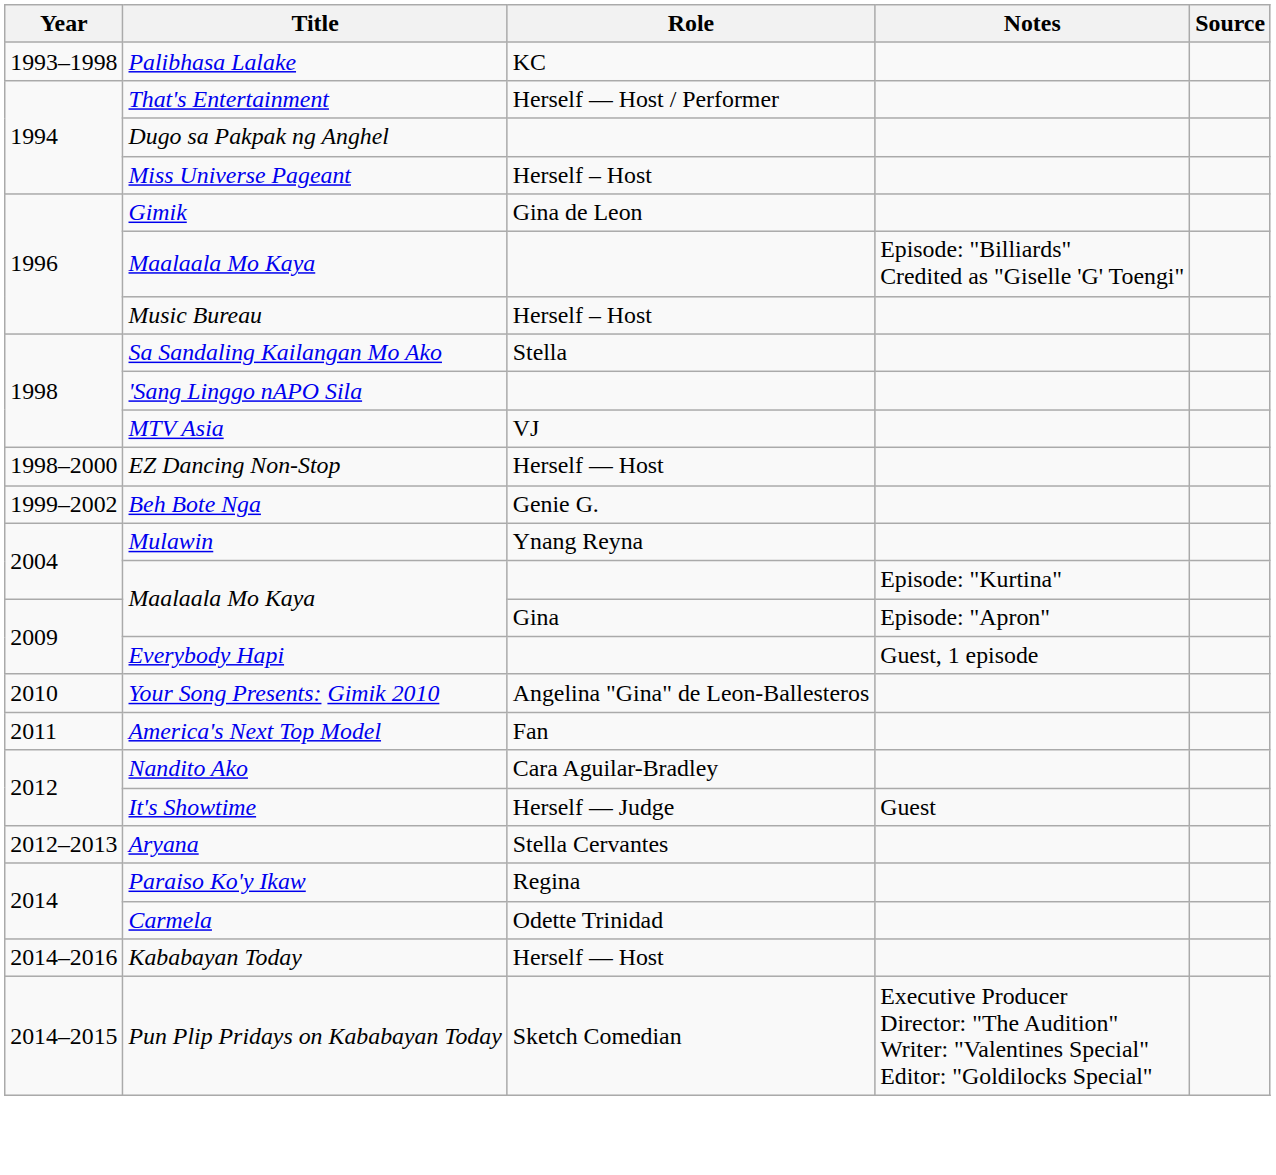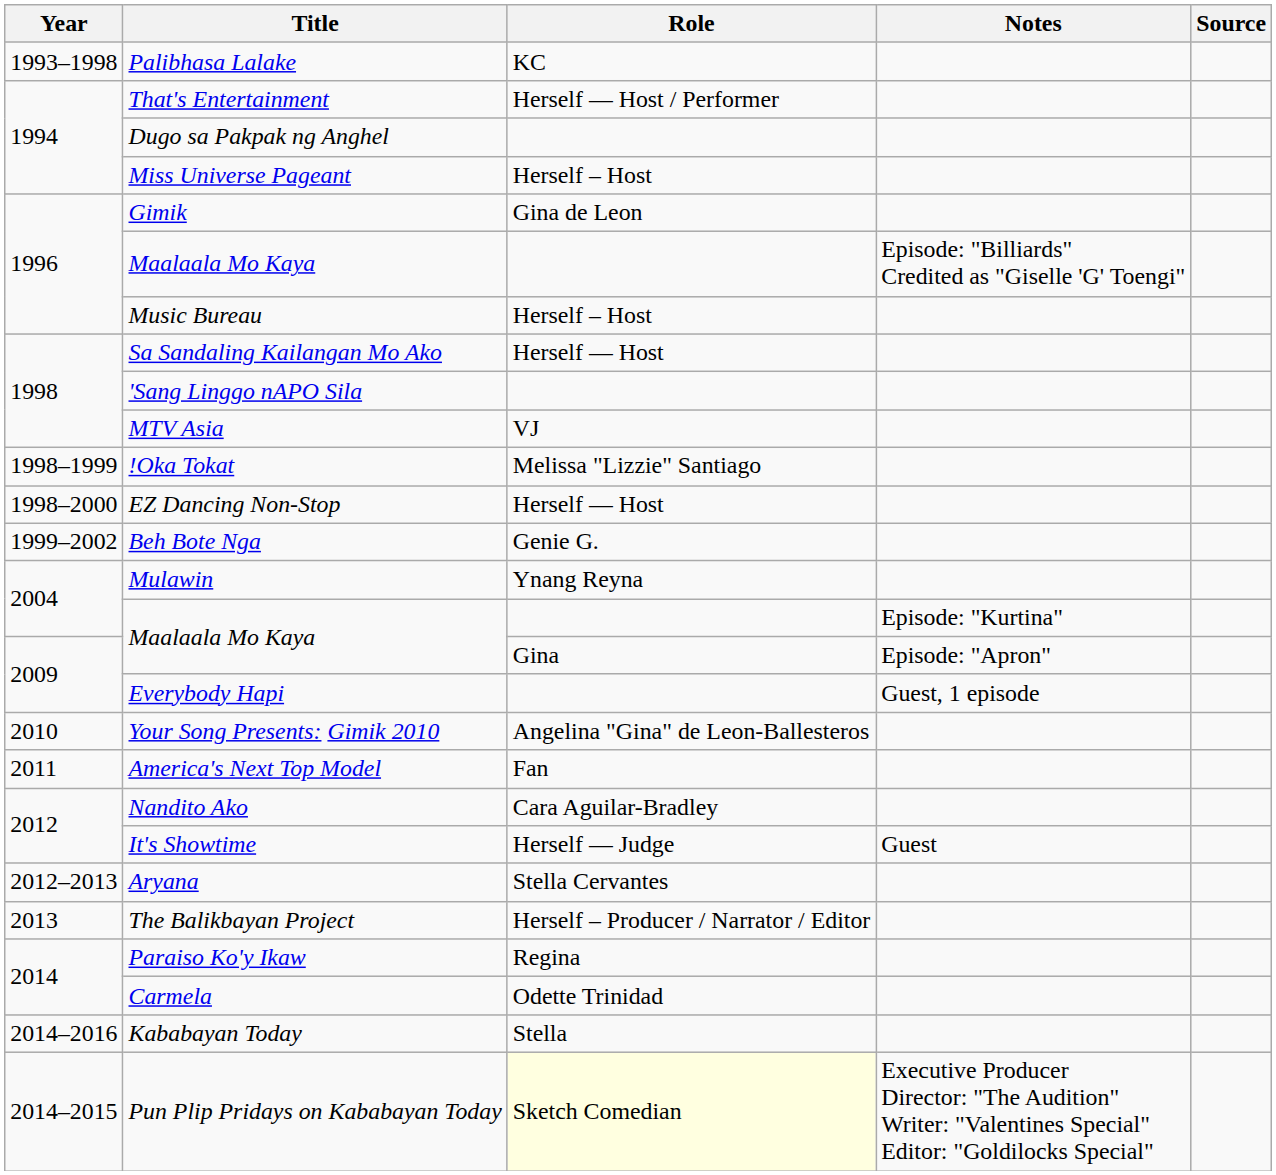(540, 352) Stella -> (588, 352) Herself — Host
+ row: (64, 466)
+ row: (34, 919)
(588, 957) Herself — Host -> (540, 1033) Stella
(597, 1035) no background -> (597, 1111) lightyellow background
